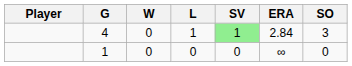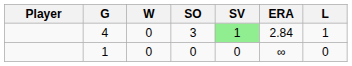columns swapped: (193, 14) <-> (325, 14)
